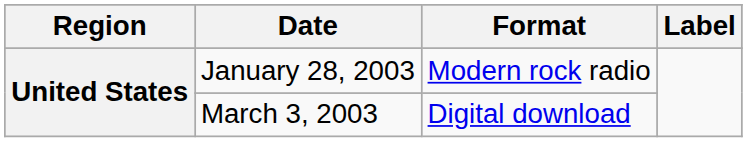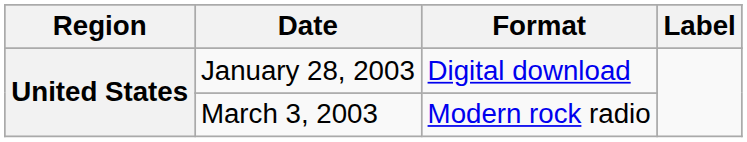(539, 70) Modern rock radio -> (529, 70) Digital download
(529, 114) Digital download -> (539, 114) Modern rock radio
